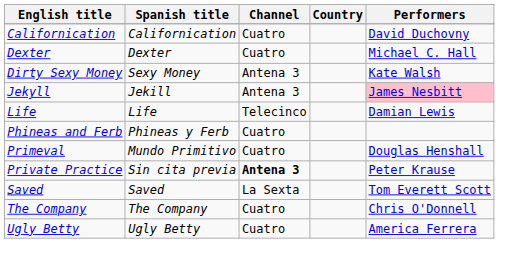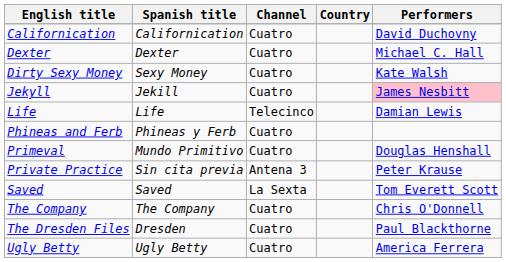(271, 73) Antena 3 -> (271, 73) Cuatro
(271, 92) Antena 3 -> (271, 92) Cuatro
(271, 170) bold -> (278, 170) normal
+ row: (69, 229)
